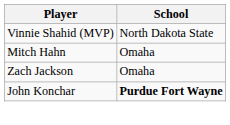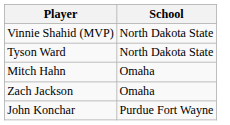+ row: (36, 52)
(171, 91) bold -> (166, 110) normal
